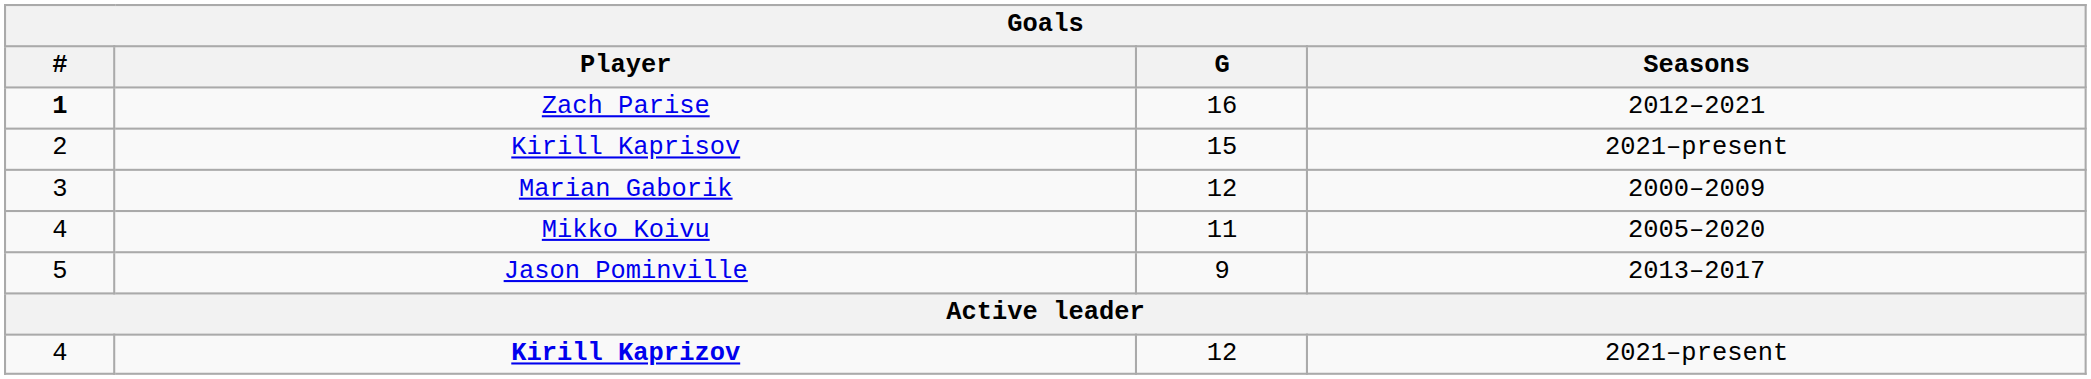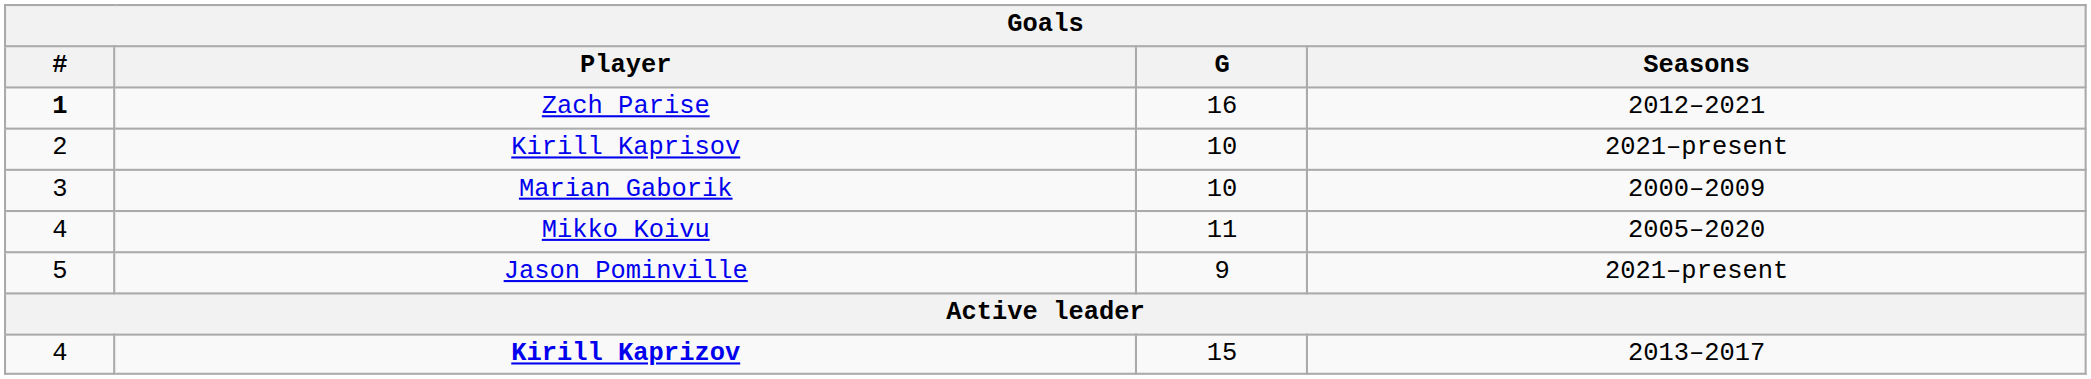(1222, 149) 15 -> (1222, 149) 10
(1222, 190) 12 -> (1222, 190) 10
(1697, 272) 2013–2017 -> (1697, 272) 2021–present
(1222, 354) 12 -> (1222, 354) 15
(1697, 354) 2021–present -> (1697, 354) 2013–2017
